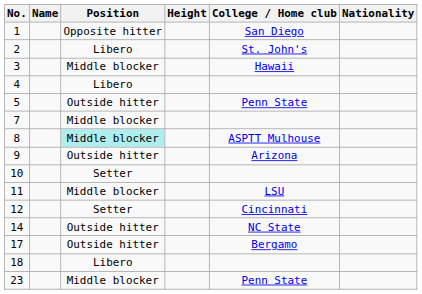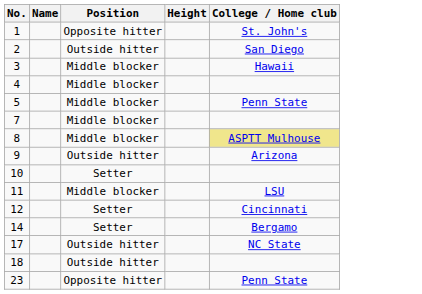- column: (378, 13)
(274, 31) San Diego -> (274, 31) St. John's
(113, 49) Libero -> (113, 49) Outside hitter
(274, 49) St. John's -> (274, 49) San Diego
(113, 85) Libero -> (113, 85) Middle blocker
(113, 102) Outside hitter -> (113, 102) Middle blocker
(113, 138) paleturquoise background -> (113, 138) no background
(274, 138) no background -> (274, 138) khaki background
(113, 227) Outside hitter -> (113, 227) Setter
(274, 227) NC State -> (274, 227) Bergamo
(274, 245) Bergamo -> (274, 245) NC State
(113, 262) Libero -> (113, 262) Outside hitter
(113, 280) Middle blocker -> (113, 280) Opposite hitter
